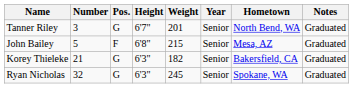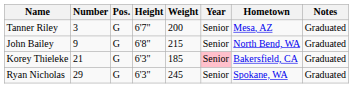(175, 28) 201 -> (175, 28) 200
(267, 28) North Bend, WA -> (253, 28) Mesa, AZ
(75, 43) 5 -> (75, 43) 9
(116, 43) F -> (116, 43) G
(253, 43) Mesa, AZ -> (267, 43) North Bend, WA
(175, 59) 182 -> (175, 59) 185
(216, 59) no background -> (216, 59) pink background
(78, 75) 32 -> (78, 75) 29
